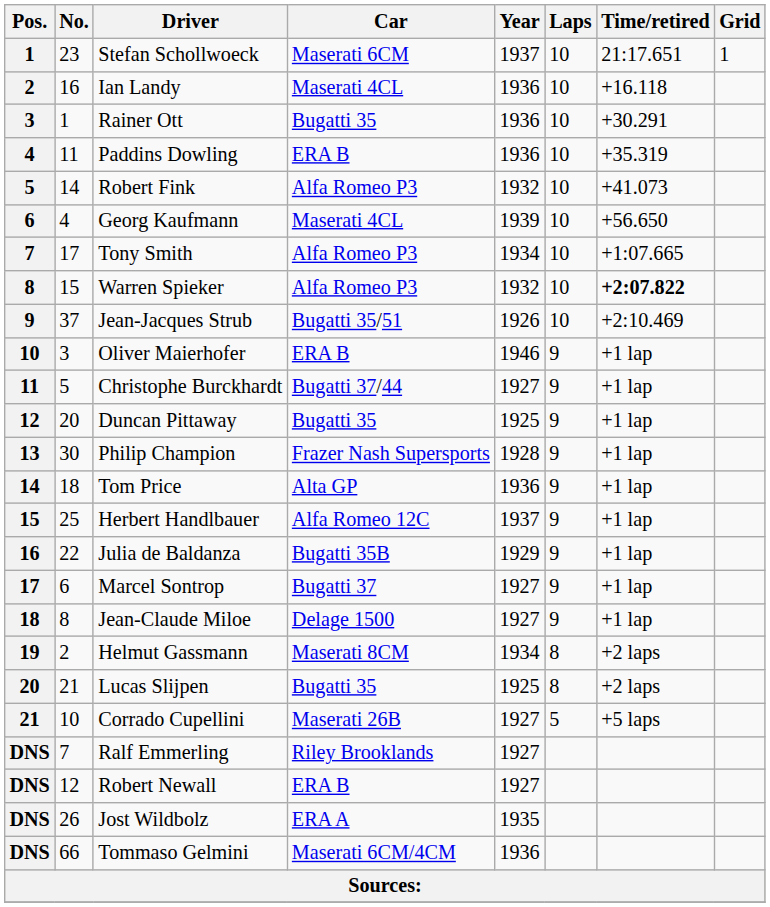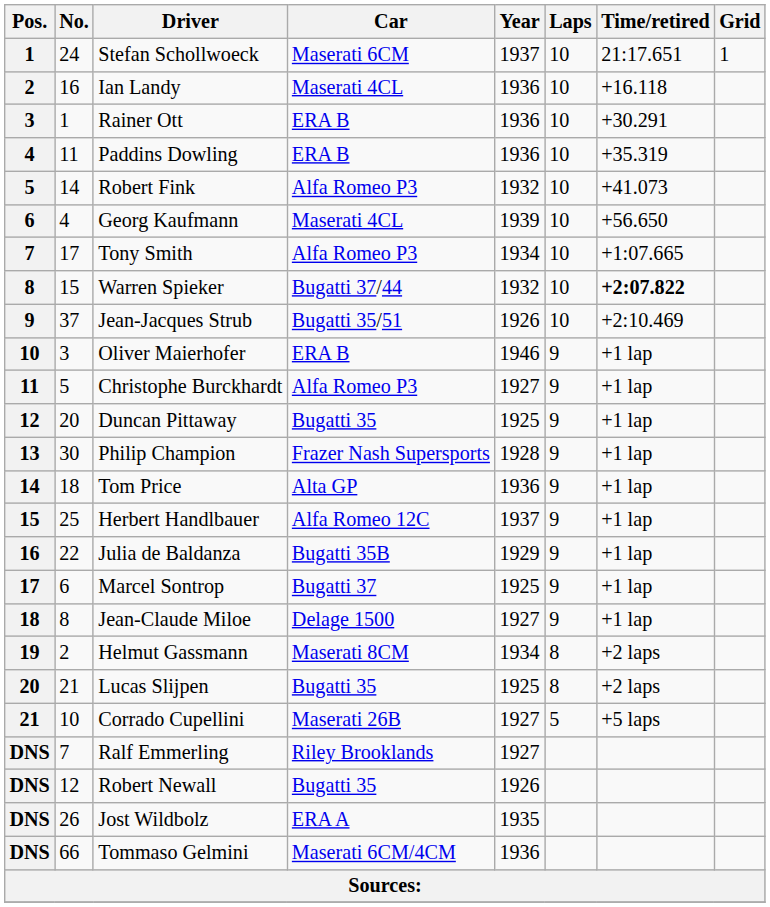(69, 54) 23 -> (69, 54) 24
(334, 121) Bugatti 35 -> (321, 121) ERA B
(355, 287) Alfa Romeo P3 -> (347, 287) Bugatti 37/44
(347, 387) Bugatti 37/44 -> (355, 387) Alfa Romeo P3
(520, 586) 1927 -> (520, 586) 1925
(321, 786) ERA B -> (334, 786) Bugatti 35
(520, 786) 1927 -> (520, 786) 1926
